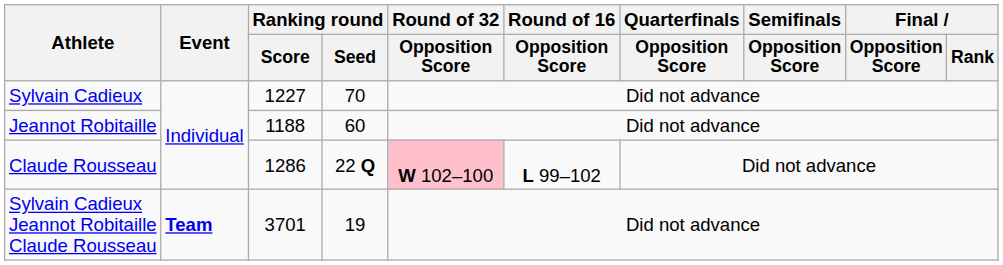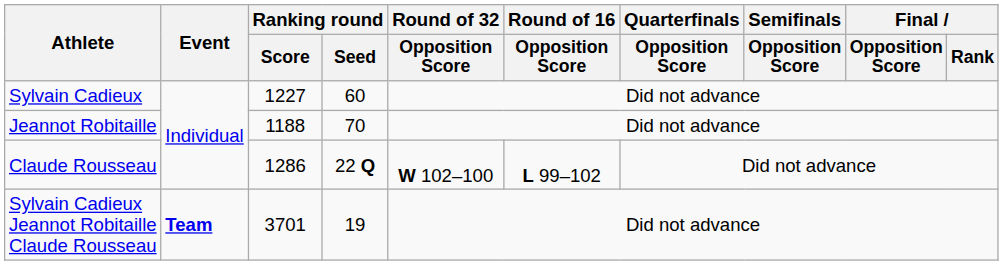(355, 96) 70 -> (355, 96) 60
(355, 125) 60 -> (355, 125) 70
(446, 175) pink background -> (446, 175) no background
